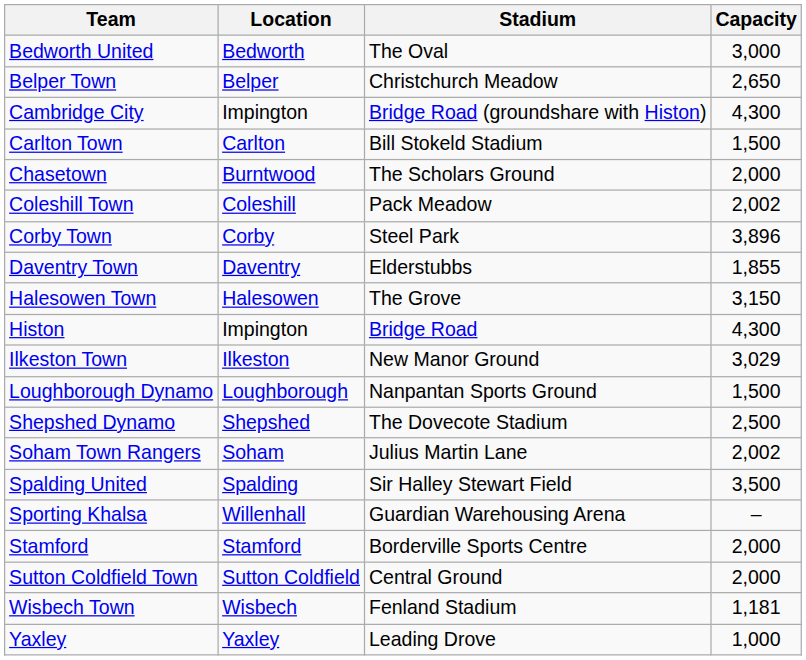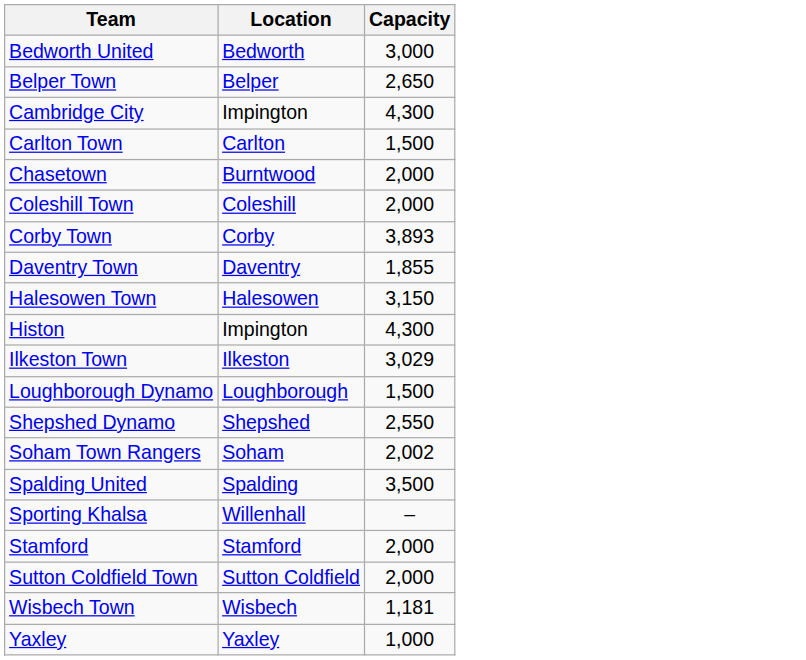- column: (538, 19)
(756, 205) 2,002 -> (410, 205) 2,000
(756, 236) 3,896 -> (410, 236) 3,893
(756, 422) 2,500 -> (410, 422) 2,550
